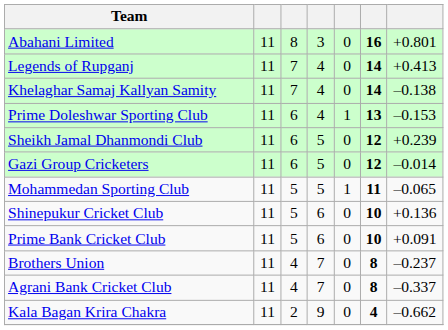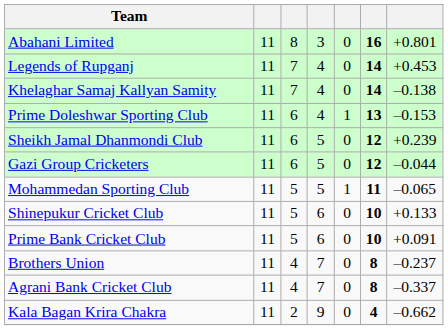(415, 66) +0.413 -> (415, 66) +0.453
(415, 164) –0.014 -> (415, 164) –0.044
(415, 213) +0.136 -> (415, 213) +0.133
